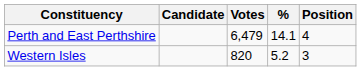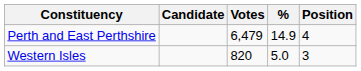(283, 35) 14.1 -> (283, 35) 14.9
(280, 55) 5.2 -> (280, 55) 5.0
